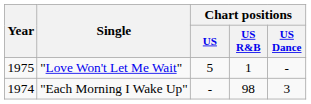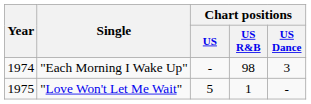rows swapped: (114, 88) <-> (111, 67)
